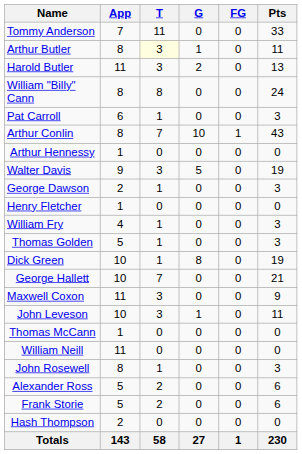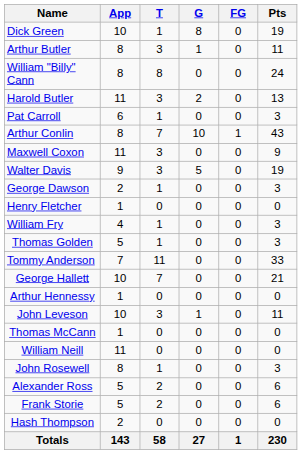rows swapped: (51, 31) <-> (35, 260)
(159, 49) lightyellow background -> (159, 49) no background
rows swapped: (40, 67) <-> (41, 91)
rows swapped: (45, 296) <-> (52, 152)
